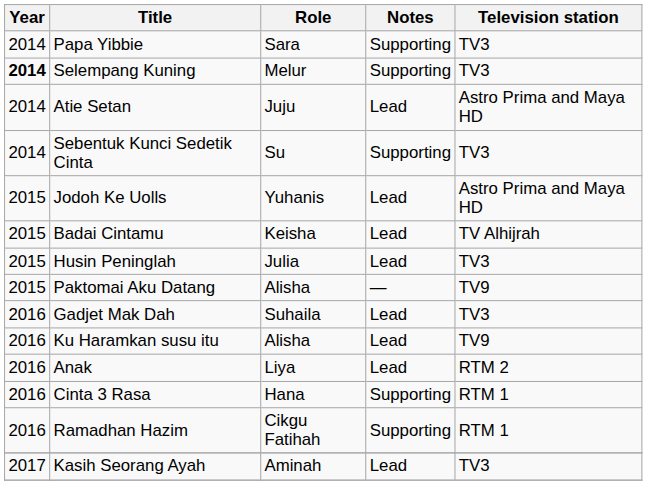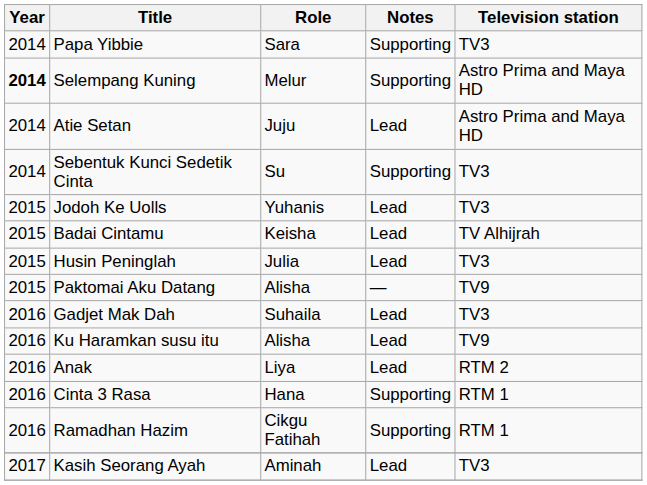(474, 71) TV3 -> (542, 80) Astro Prima and Maya HD
(542, 198) Astro Prima and Maya HD -> (474, 207) TV3
